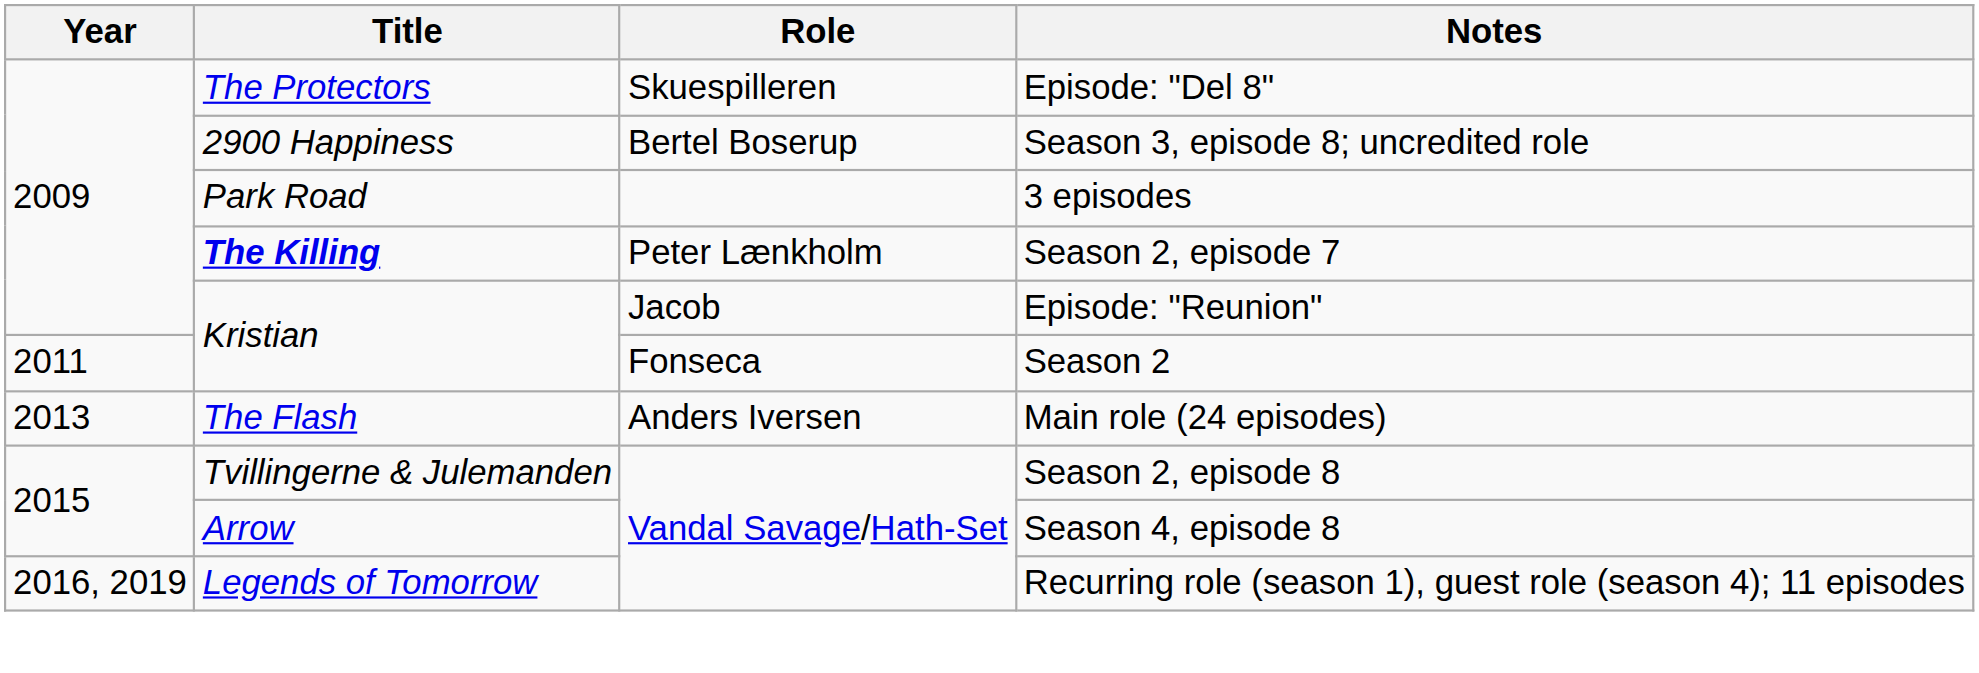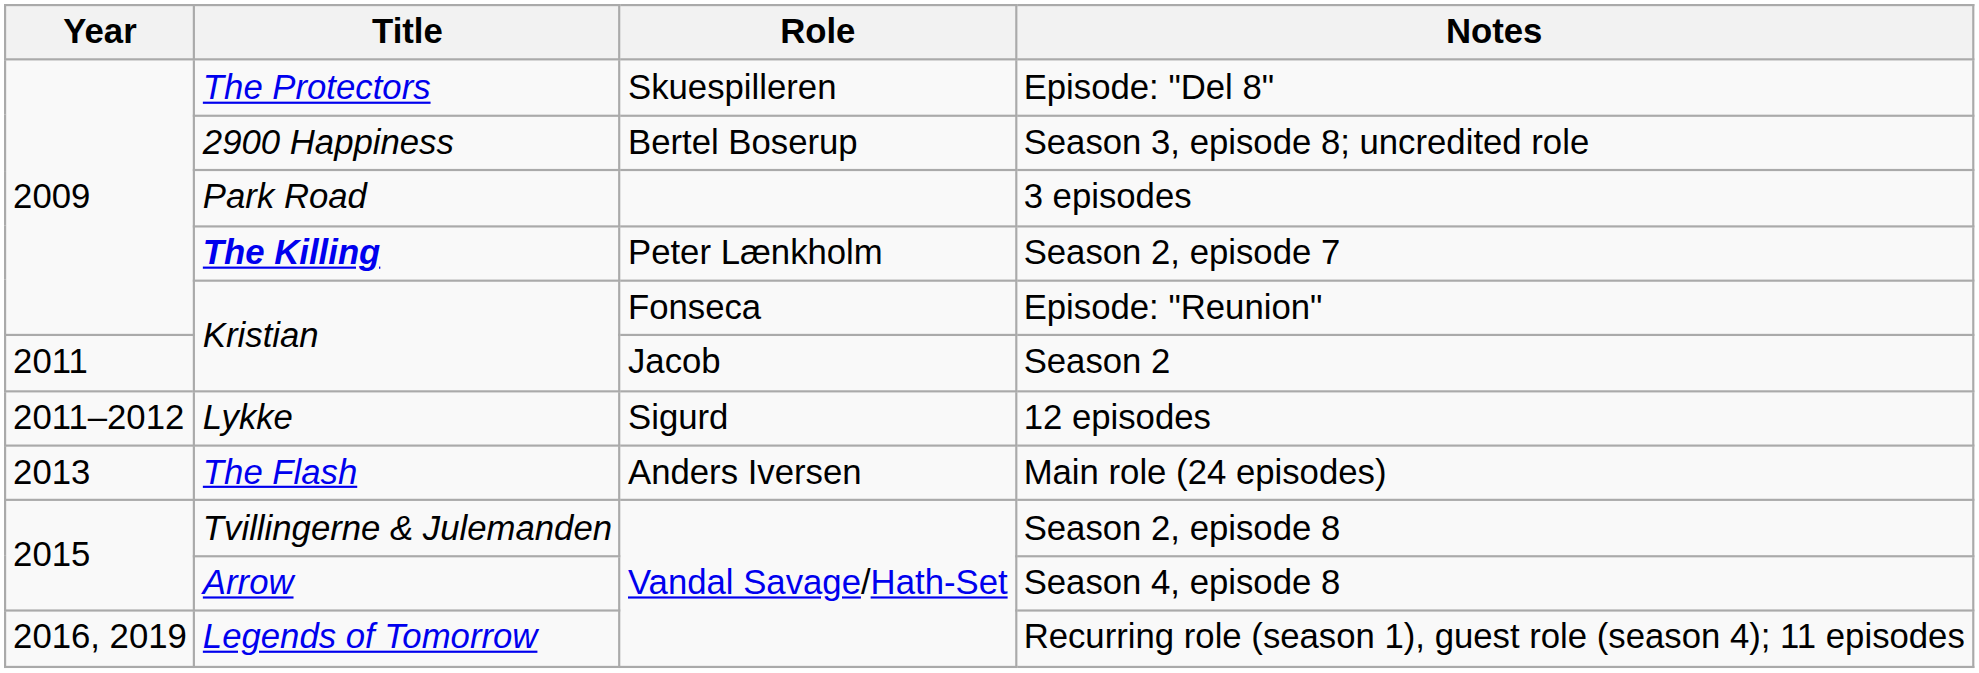(674, 307) Jacob -> (695, 307) Fonseca
(695, 362) Fonseca -> (674, 362) Jacob
+ row: (1117, 417)
